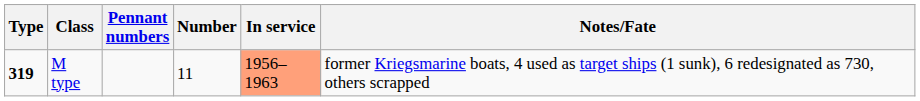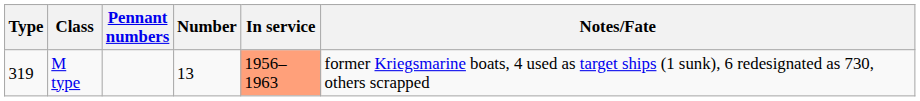(21, 72) bold -> (21, 72) normal
(185, 72) 11 -> (185, 72) 13
